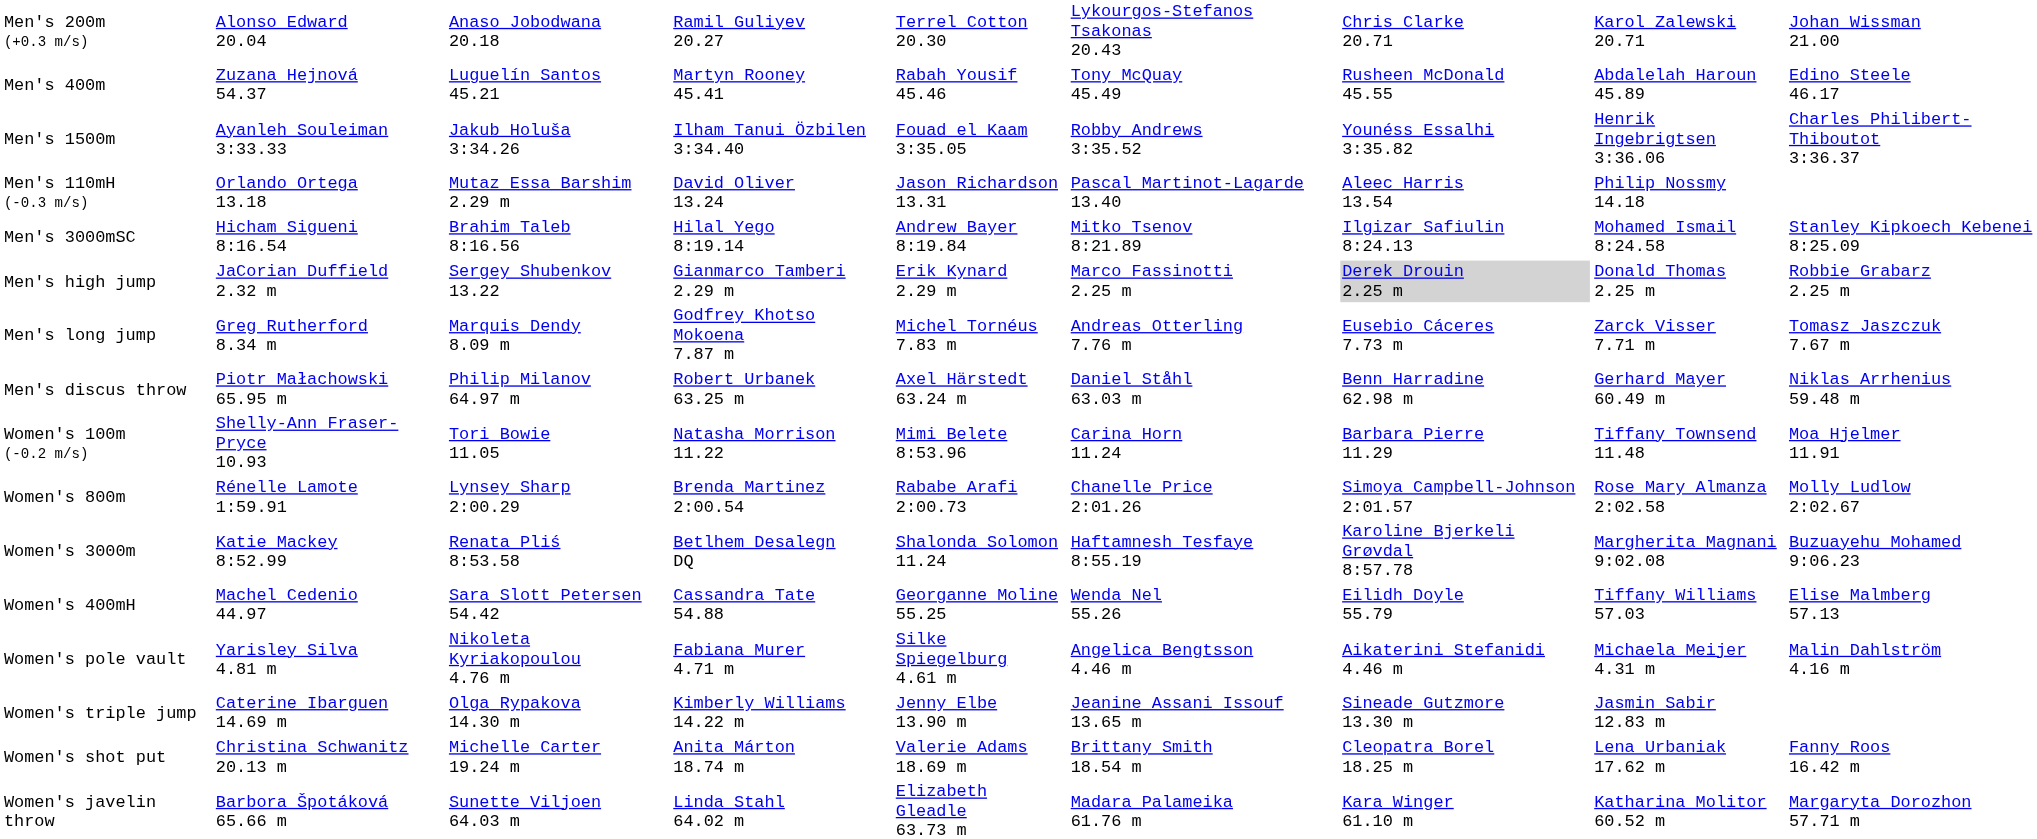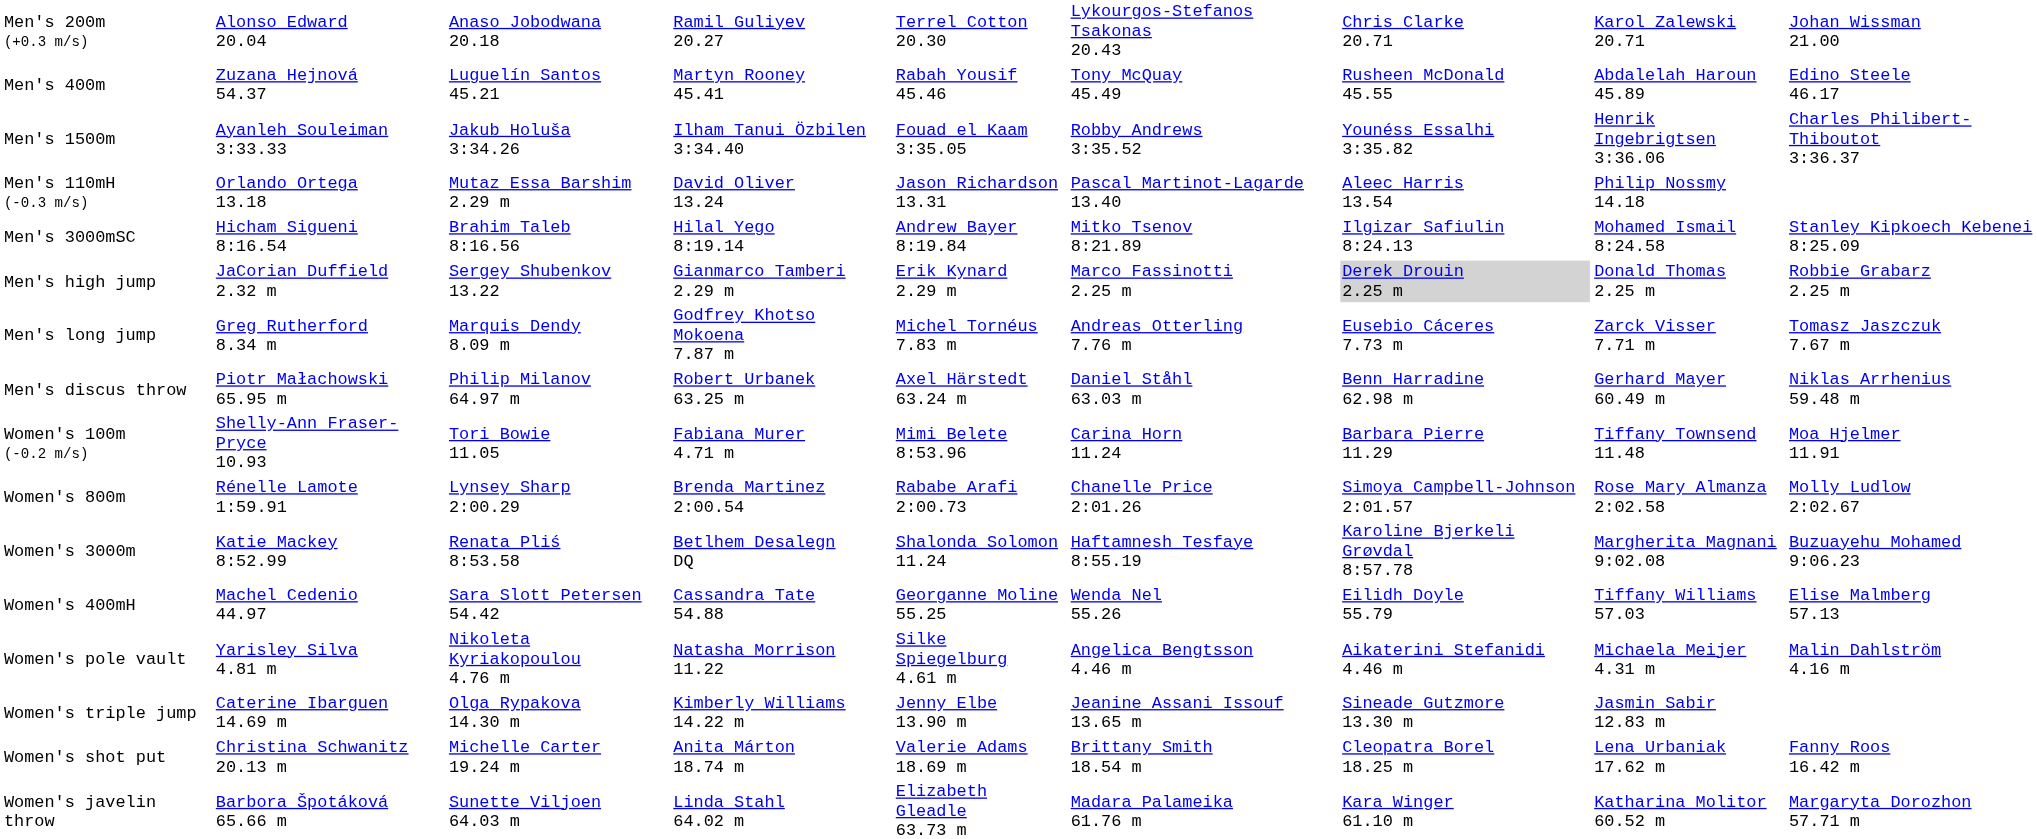(754, 443) Natasha Morrison 11.22 -> (739, 443) Fabiana Murer 4.71 m
(739, 659) Fabiana Murer 4.71 m -> (754, 659) Natasha Morrison 11.22
